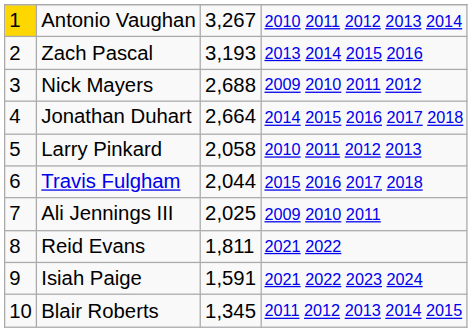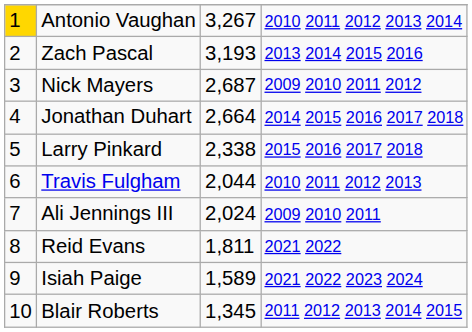(231, 85) 2,688 -> (231, 85) 2,687
(231, 149) 2,058 -> (231, 149) 2,338
(343, 150) 2010 2011 2012 2013 -> (344, 150) 2015 2016 2017 2018
(344, 182) 2015 2016 2017 2018 -> (343, 182) 2010 2011 2012 2013
(231, 213) 2,025 -> (231, 213) 2,024
(231, 278) 1,591 -> (231, 278) 1,589
